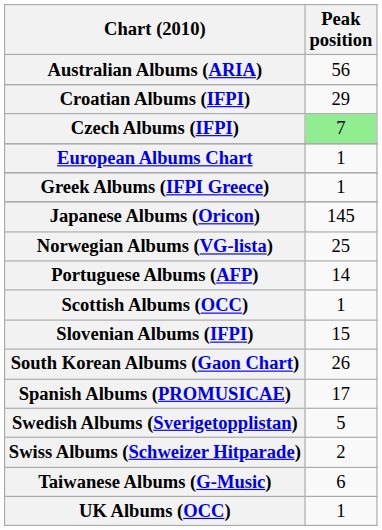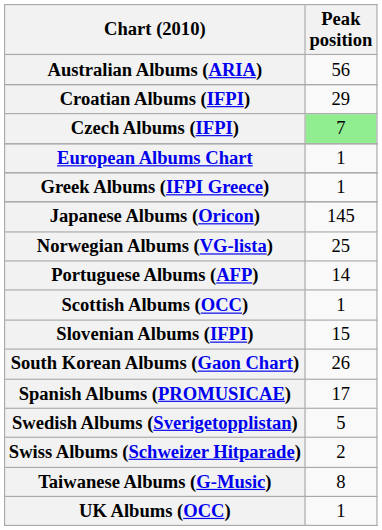(341, 481) 6 -> (341, 481) 8
